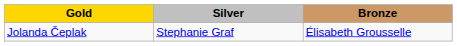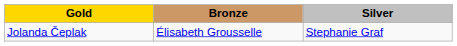columns swapped: (228, 13) <-> (378, 13)
